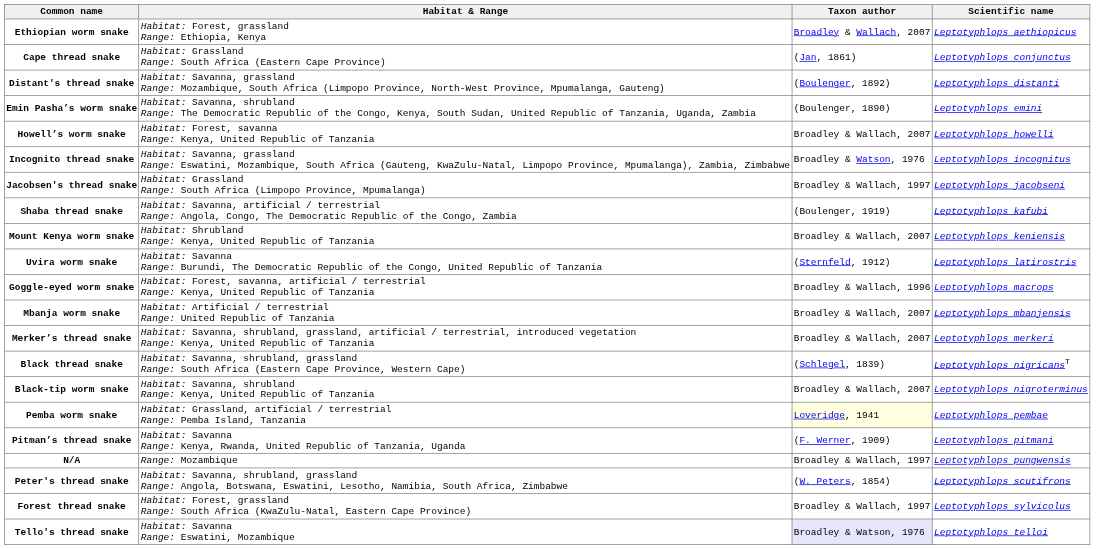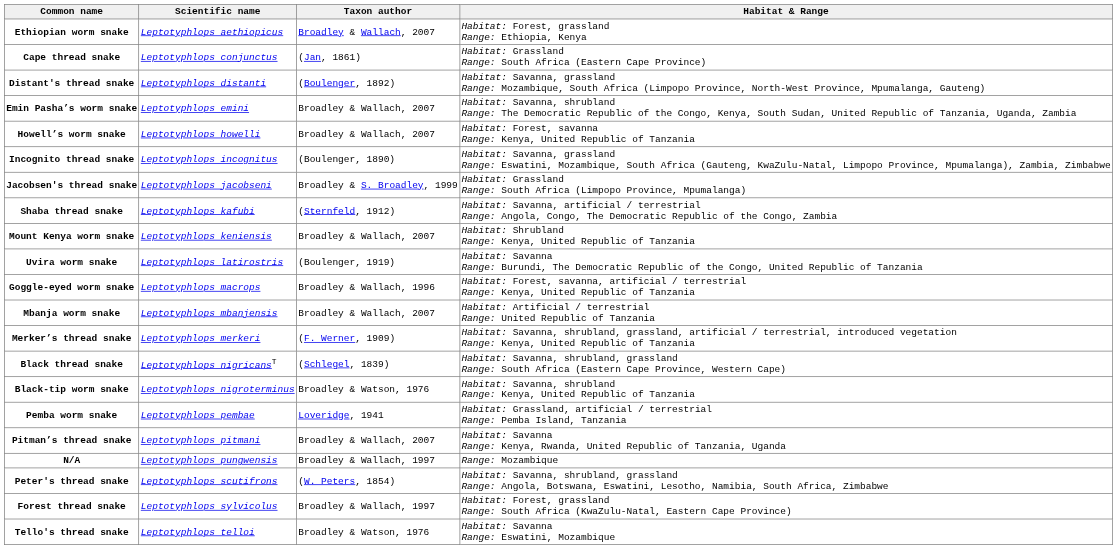columns swapped: (1011, 12) <-> (465, 12)
(842, 108) (Boulenger, 1890) -> (367, 108) Broadley & Wallach, 2007
(859, 159) Broadley & Watson, 1976 -> (347, 159) (Boulenger, 1890)
(862, 185) Broadley & Wallach, 1997 -> (378, 185) Broadley & S. Broadley, 1999
(842, 211) (Boulenger, 1919) -> (347, 211) (Sternfeld, 1912)
(842, 262) (Sternfeld, 1912) -> (347, 262) (Boulenger, 1919)
(862, 338) Broadley & Wallach, 2007 -> (347, 338) (F. Werner, 1909)
(862, 389) Broadley & Wallach, 2007 -> (364, 389) Broadley & Watson, 1976
(836, 415) lightyellow background -> (341, 415) no background
(842, 441) (F. Werner, 1909) -> (367, 441) Broadley & Wallach, 2007
(859, 532) lavender background -> (364, 532) no background
